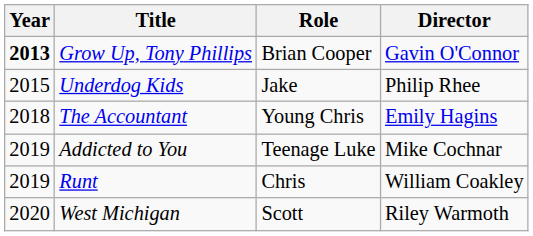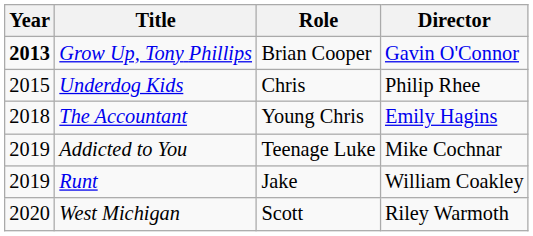(279, 85) Jake -> (283, 85) Chris
(283, 181) Chris -> (279, 181) Jake
